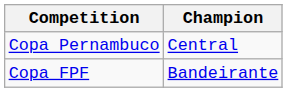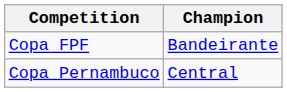rows swapped: (49, 73) <-> (84, 46)
